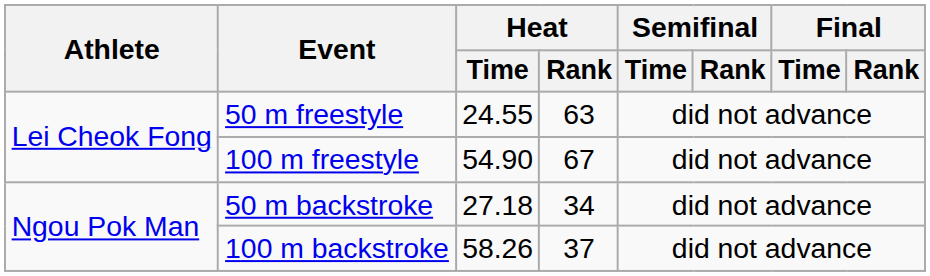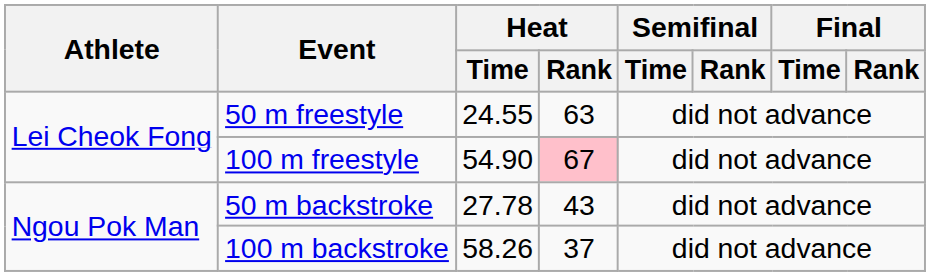(579, 160) no background -> (579, 160) pink background
(498, 205) 27.18 -> (498, 205) 27.78
(579, 205) 34 -> (579, 205) 43
